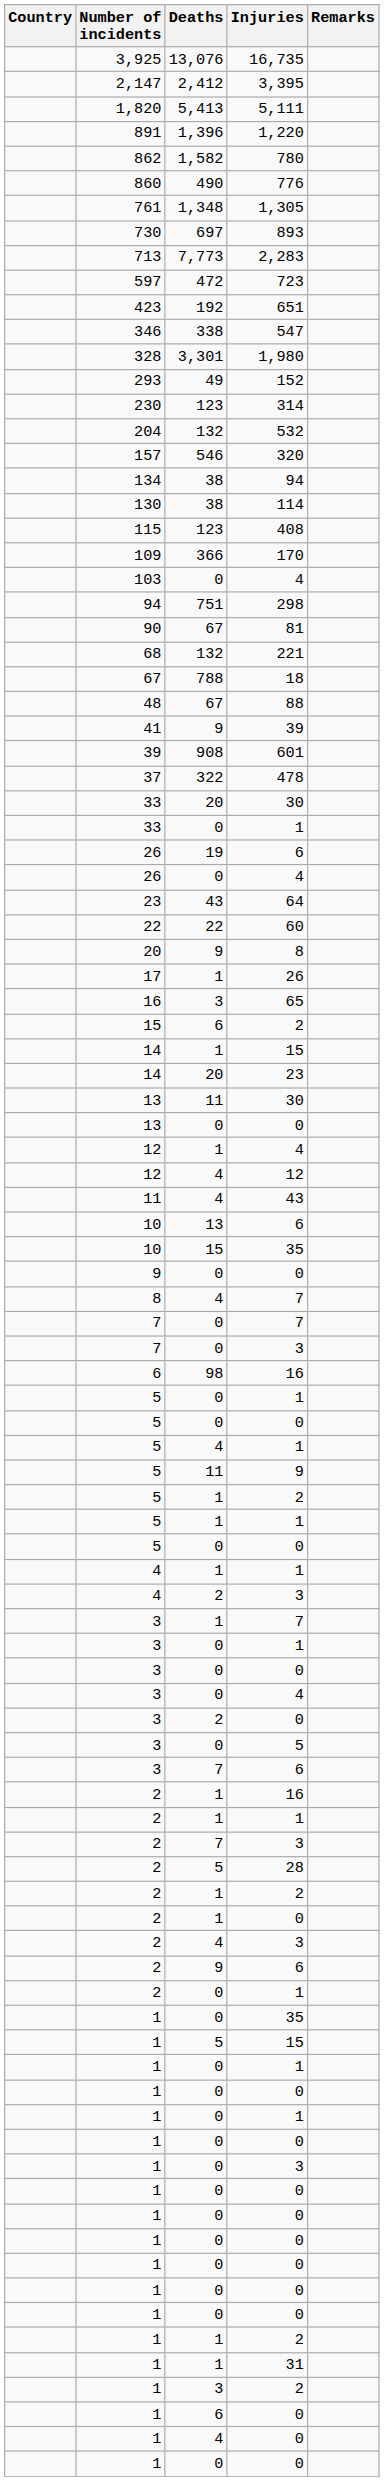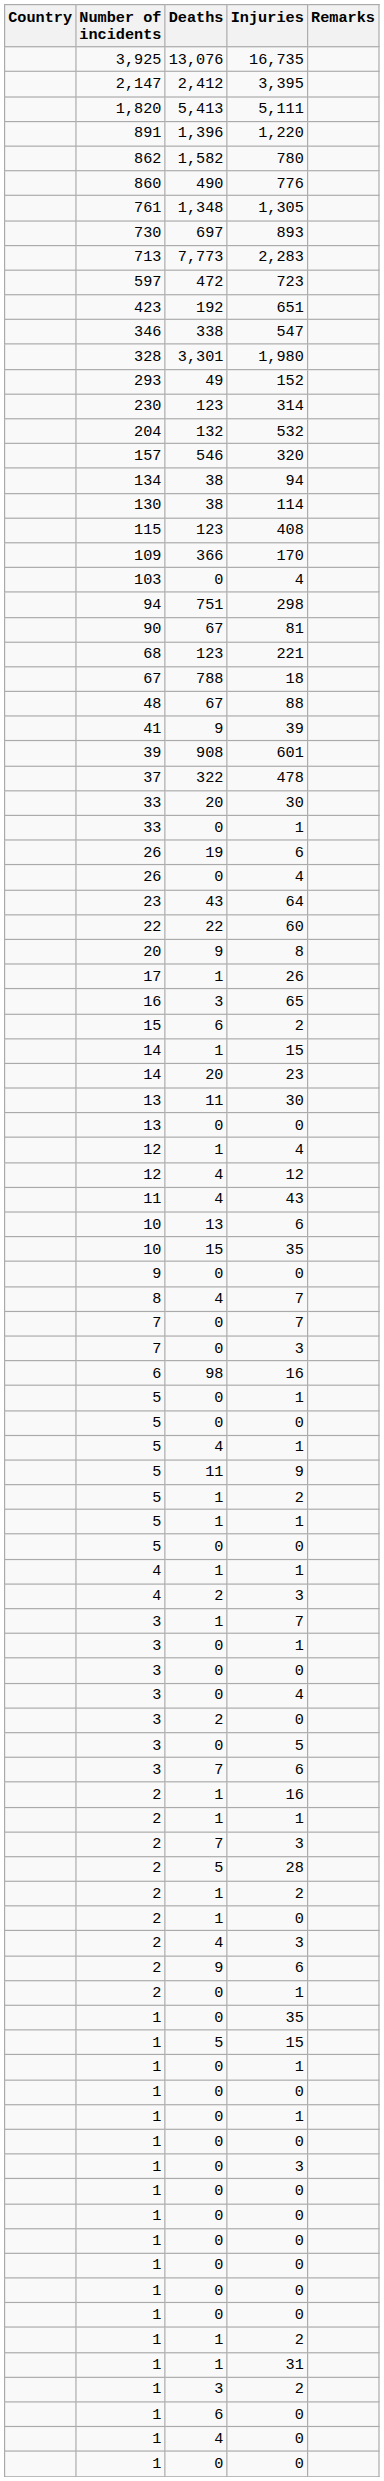(210, 654) 132 -> (210, 654) 123
